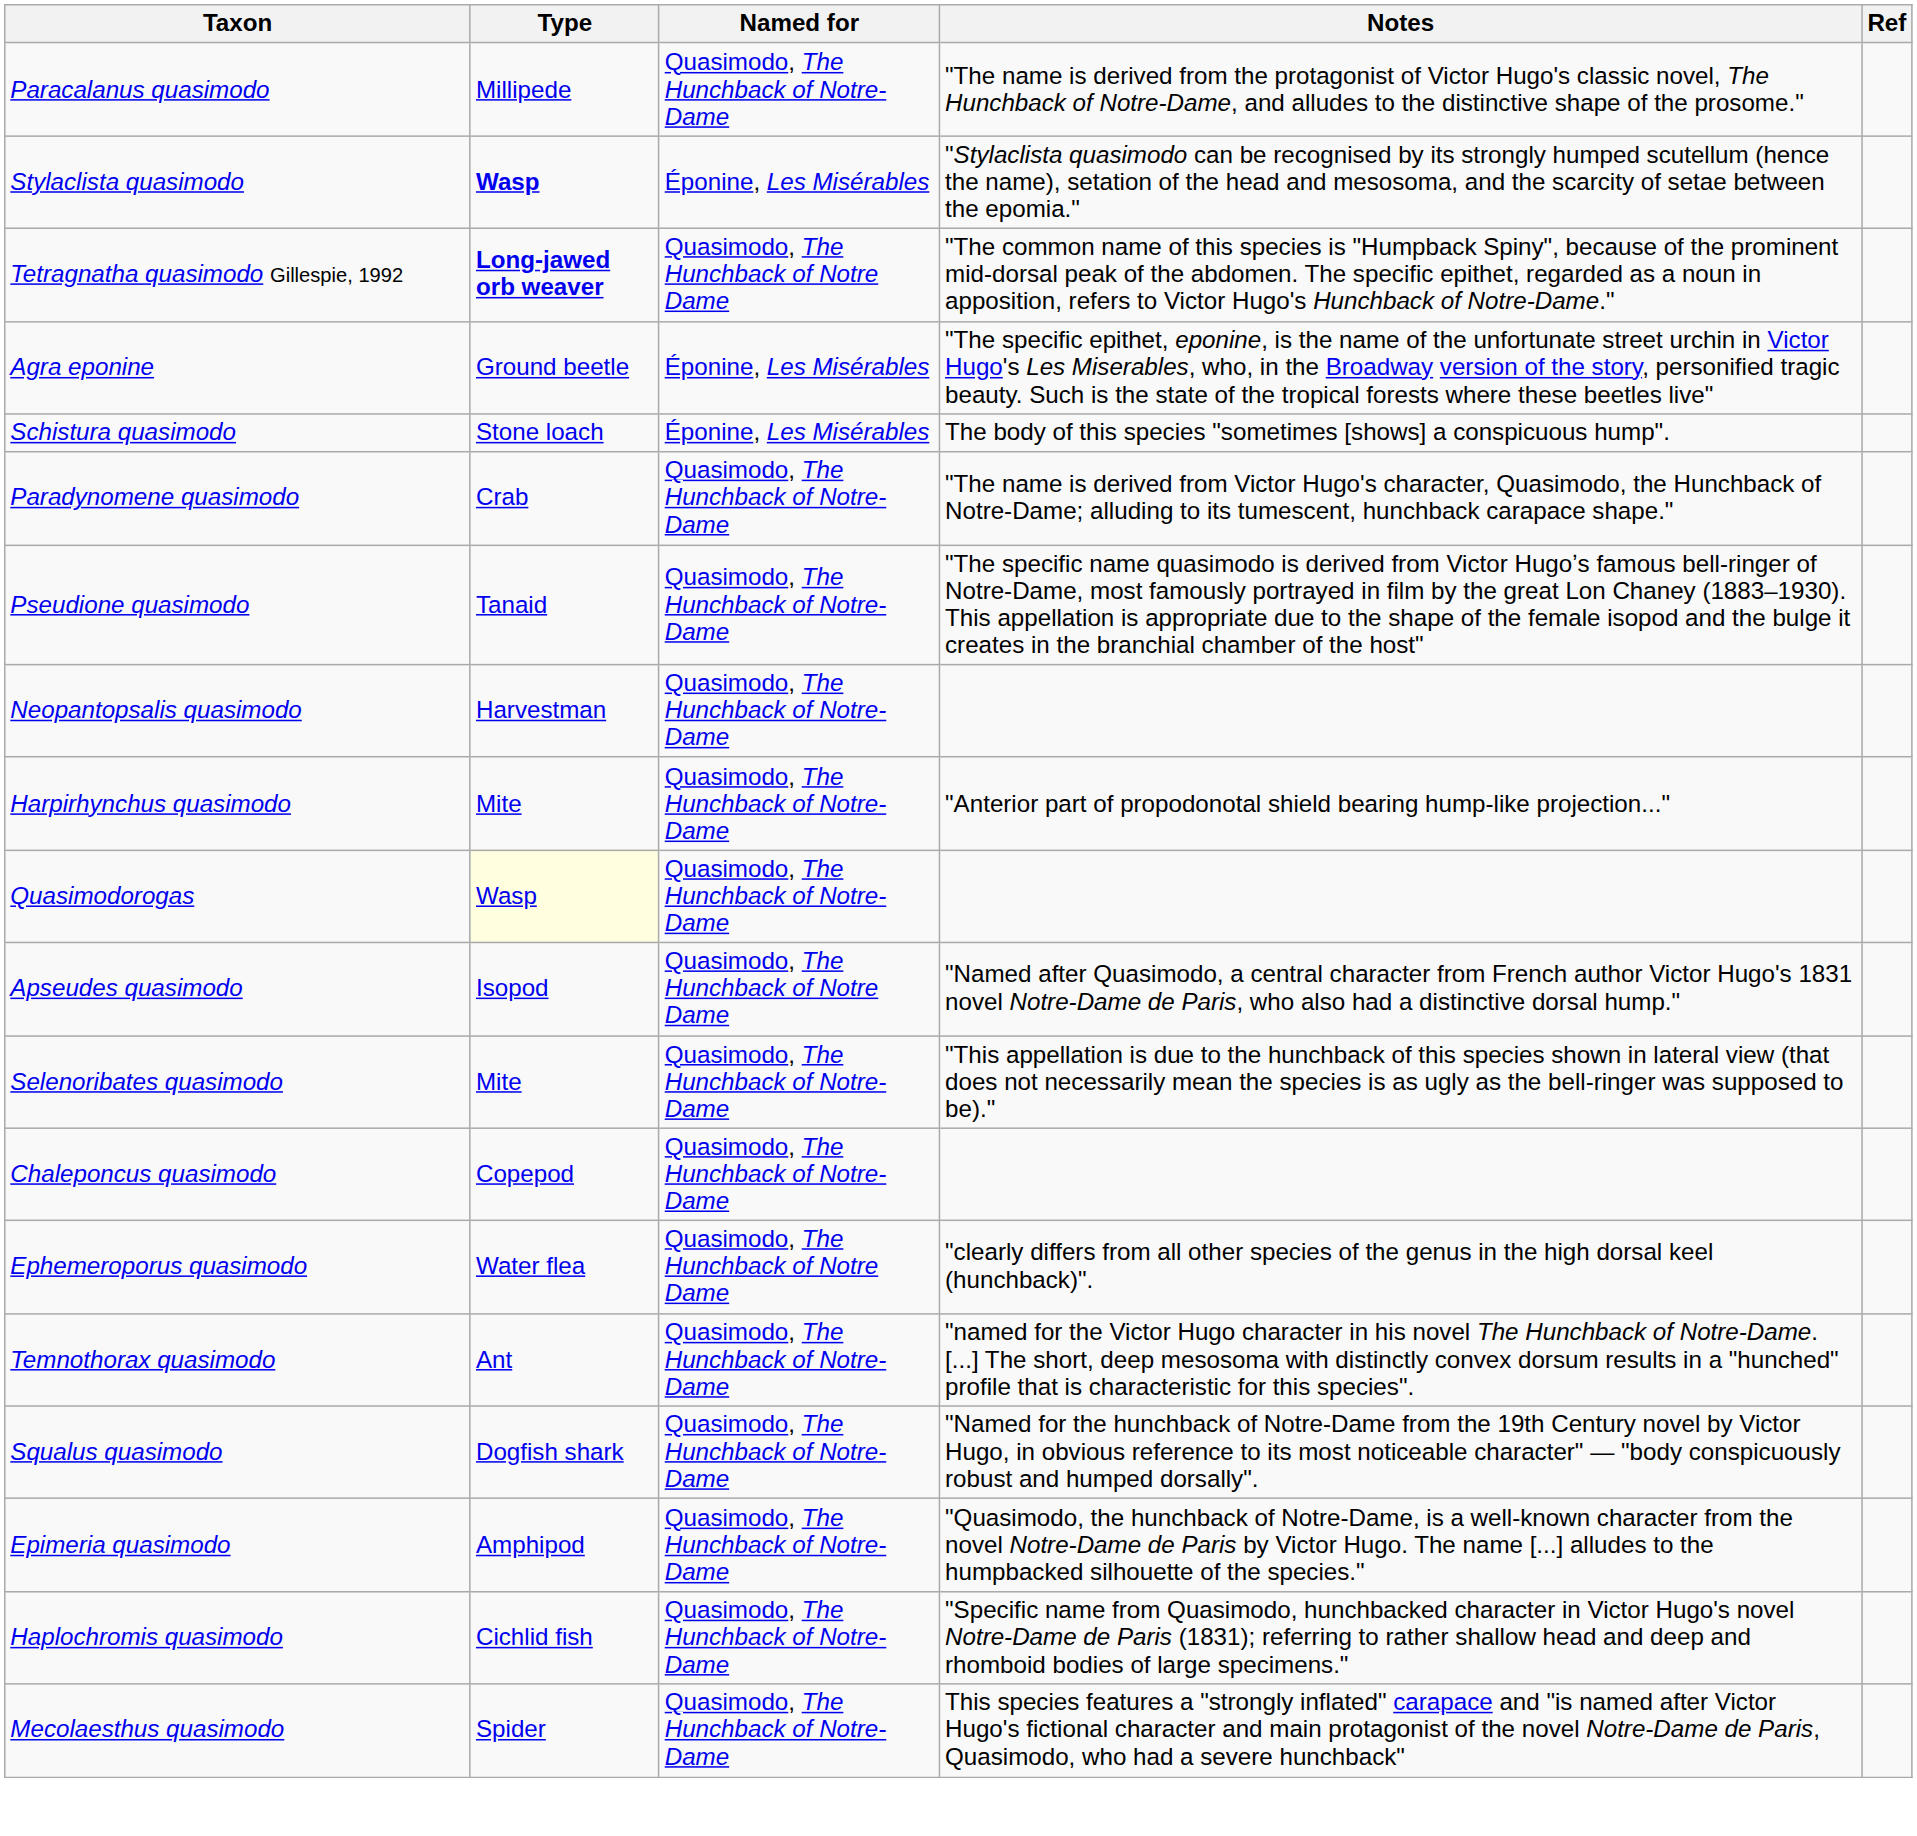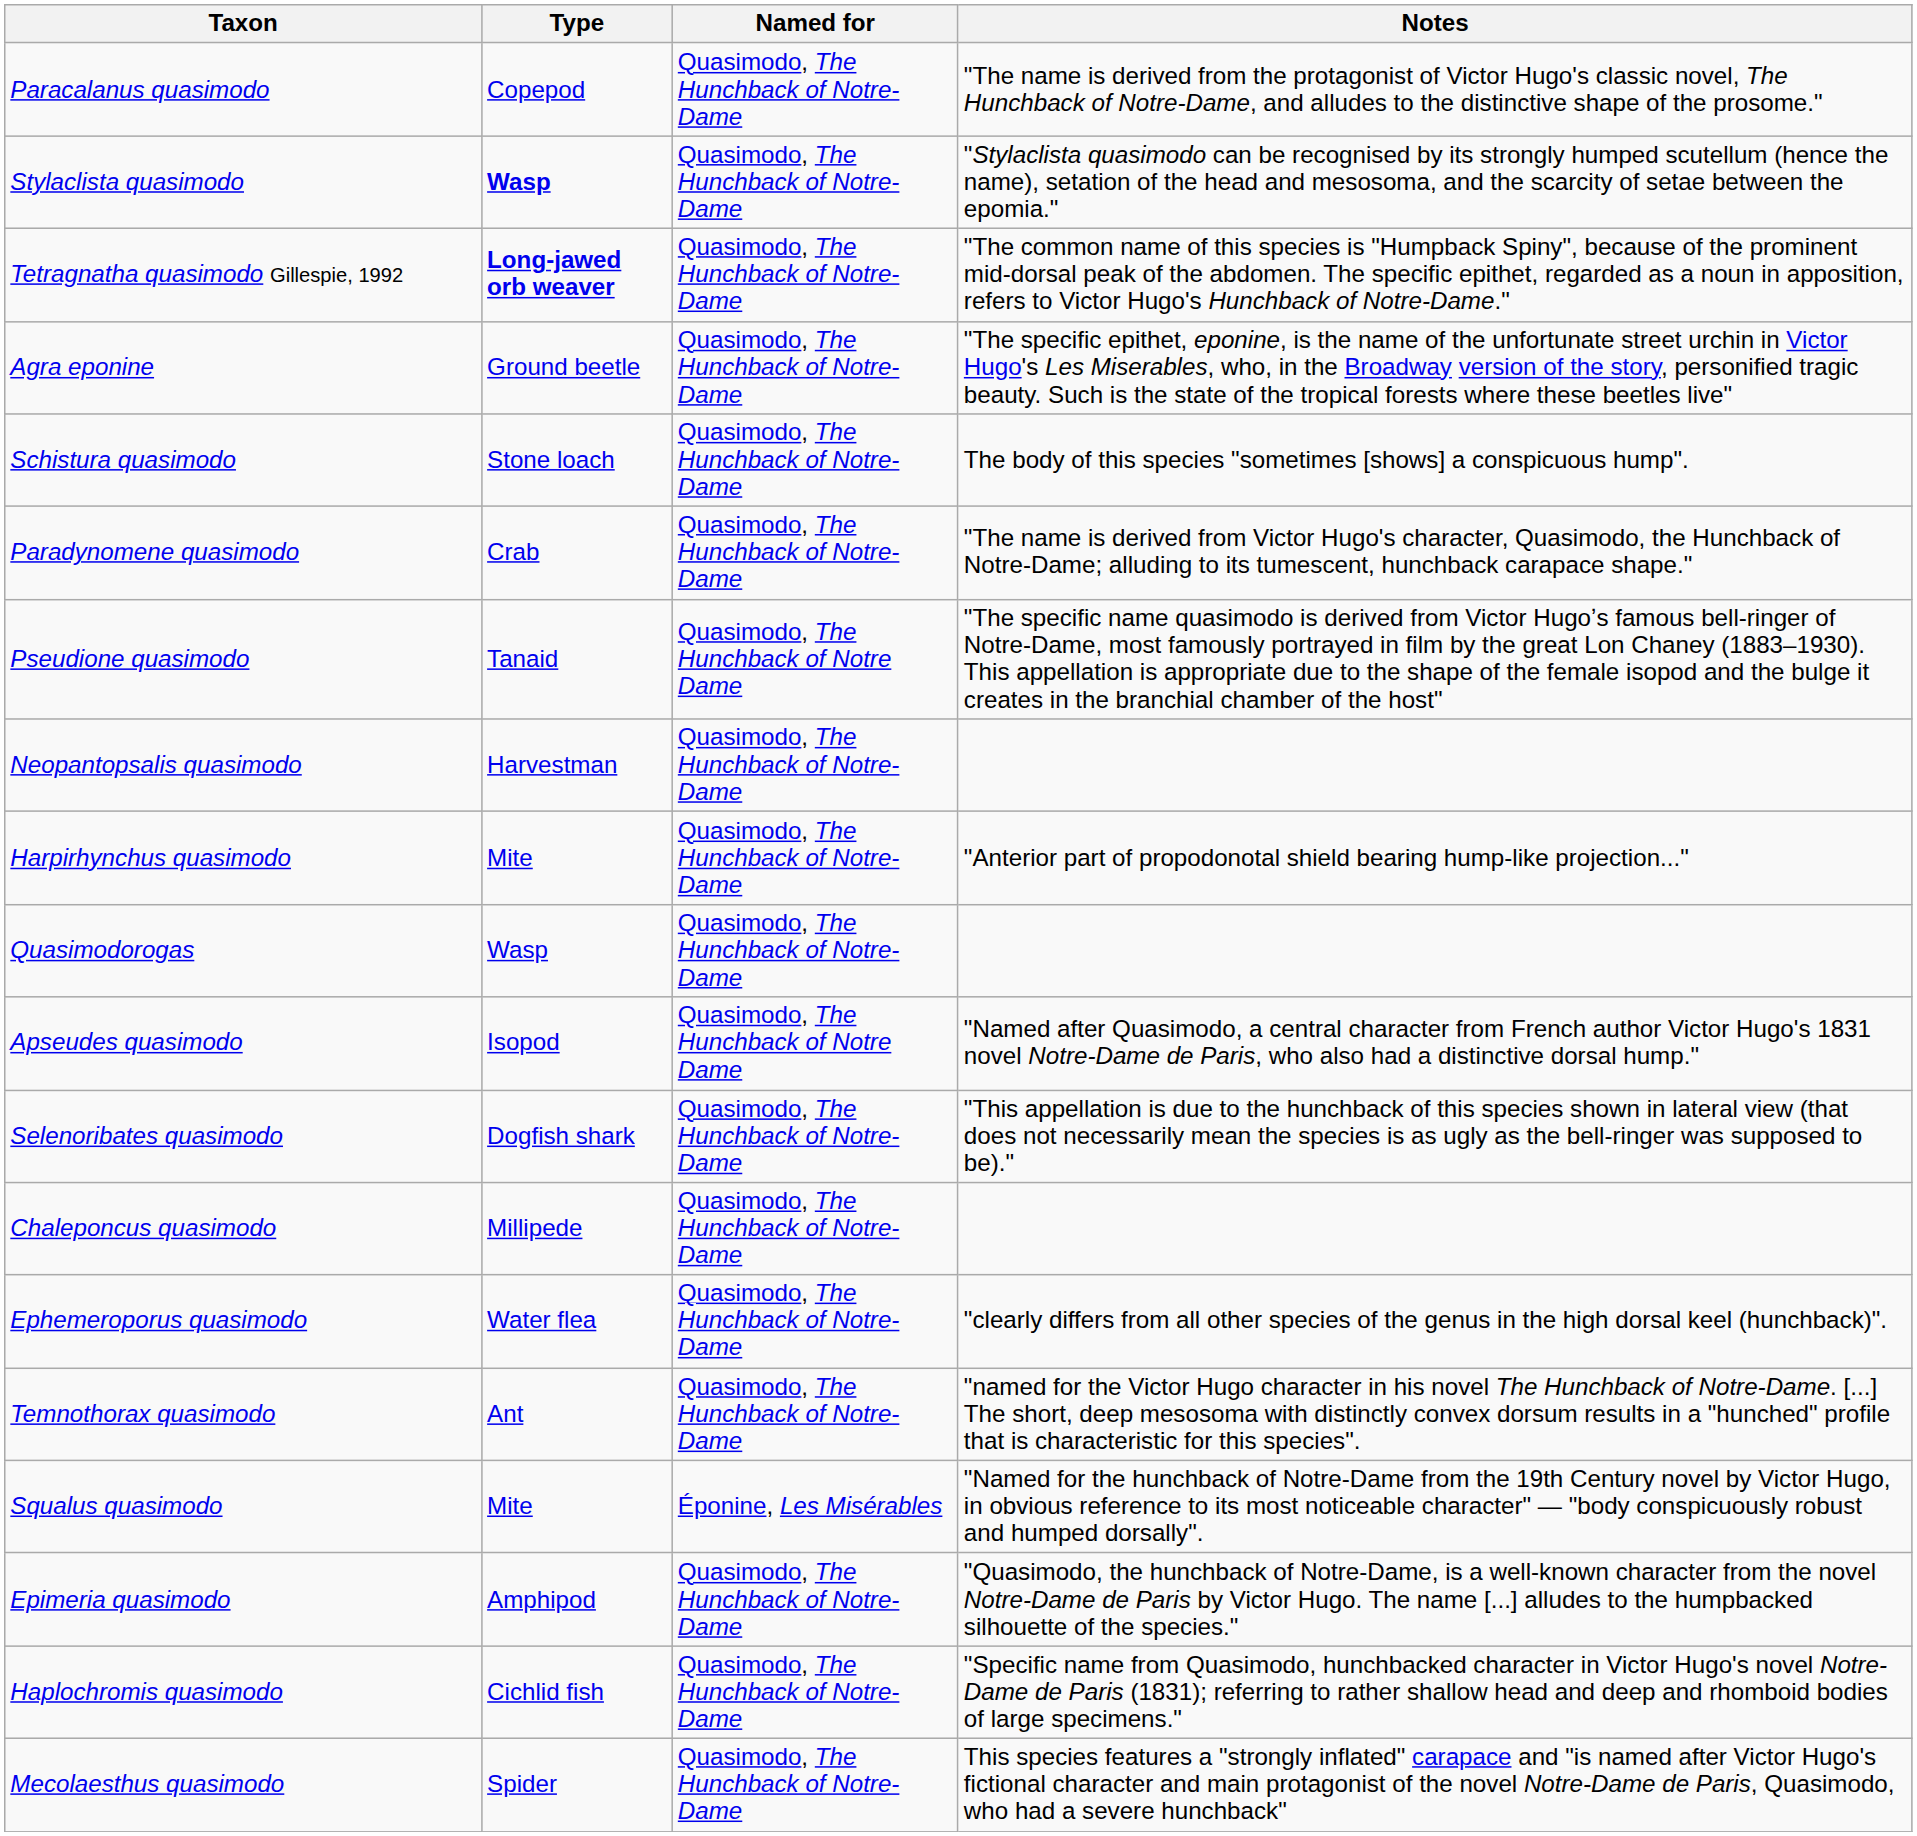- column: (1887, 23)
(524, 89) Millipede -> (536, 89) Copepod
(797, 181) Éponine, Les Misérables -> (789, 181) Quasimodo, The Hunchback of Notre-Dame
(771, 274) Quasimodo, The Hunchback of Notre Dame -> (789, 274) Quasimodo, The Hunchback of Notre-Dame
(797, 367) Éponine, Les Misérables -> (789, 367) Quasimodo, The Hunchback of Notre-Dame
(797, 432) Éponine, Les Misérables -> (789, 459) Quasimodo, The Hunchback of Notre-Dame
(776, 604) Quasimodo, The Hunchback of Notre-Dame -> (785, 658) Quasimodo, The Hunchback of Notre Dame
(506, 896) lightyellow background -> (518, 950) no background
(499, 1081) Mite -> (561, 1135) Dogfish shark
(525, 1174) Copepod -> (535, 1228) Millipede
(771, 1266) Quasimodo, The Hunchback of Notre Dame -> (789, 1321) Quasimodo, The Hunchback of Notre-Dame
(550, 1452) Dogfish shark -> (510, 1506) Mite
(776, 1452) Quasimodo, The Hunchback of Notre-Dame -> (810, 1506) Éponine, Les Misérables
